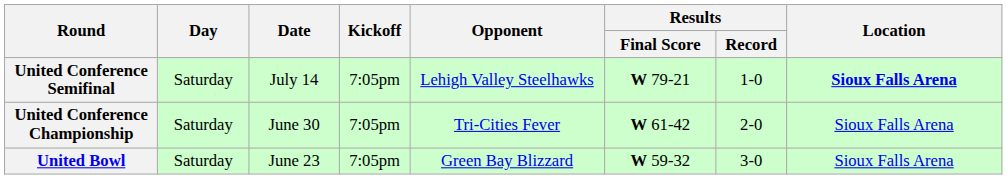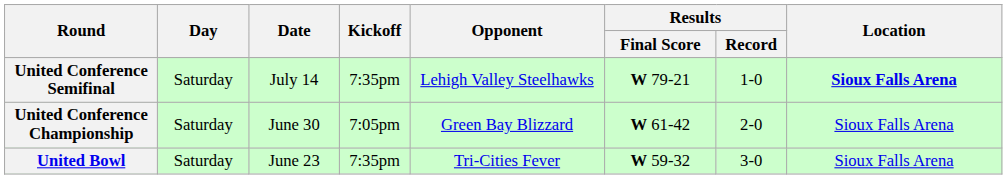(375, 79) 7:05pm -> (375, 79) 7:35pm
(507, 124) Tri-Cities Fever -> (507, 124) Green Bay Blizzard
(375, 160) 7:05pm -> (375, 160) 7:35pm
(507, 160) Green Bay Blizzard -> (507, 160) Tri-Cities Fever
